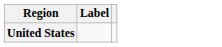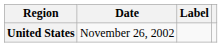+ column: (127, 13)
